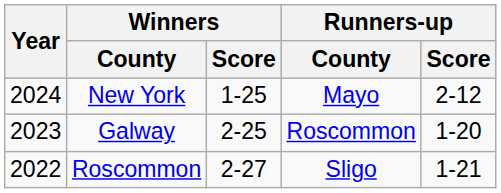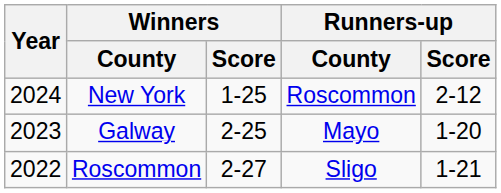(351, 95) Mayo -> (351, 95) Roscommon
(351, 132) Roscommon -> (351, 132) Mayo
